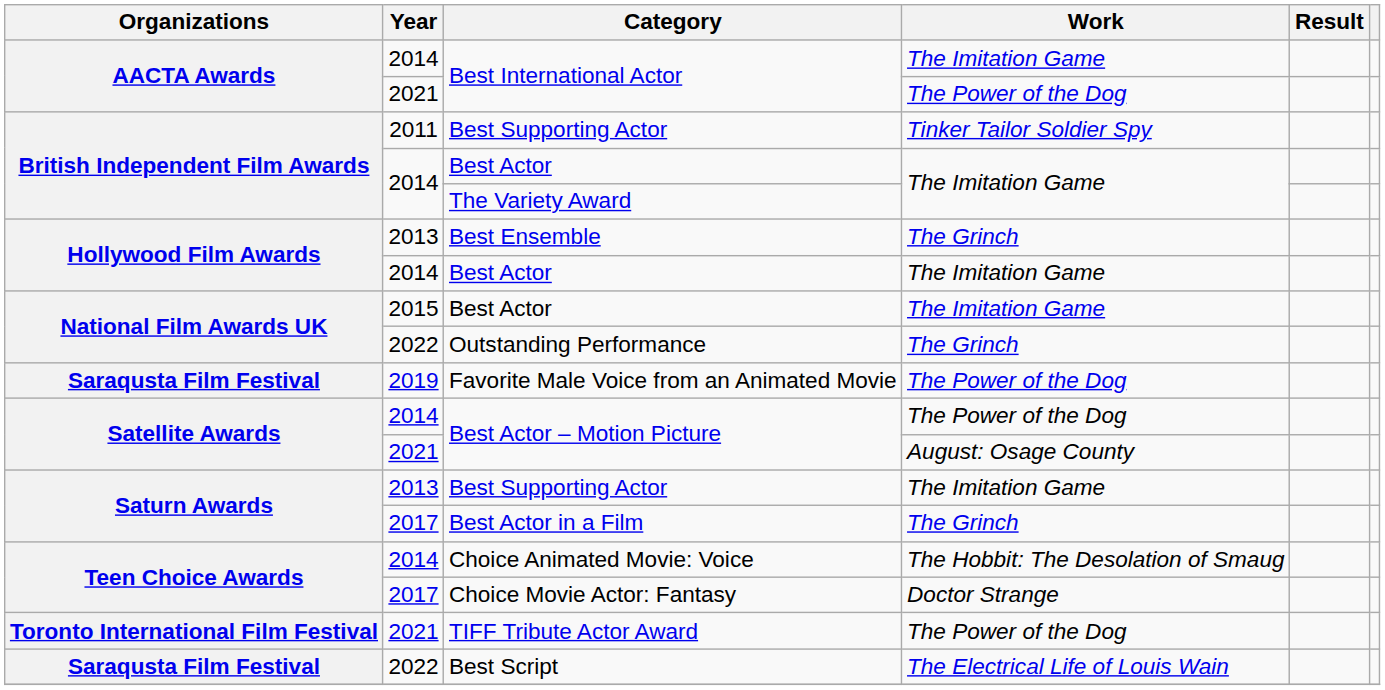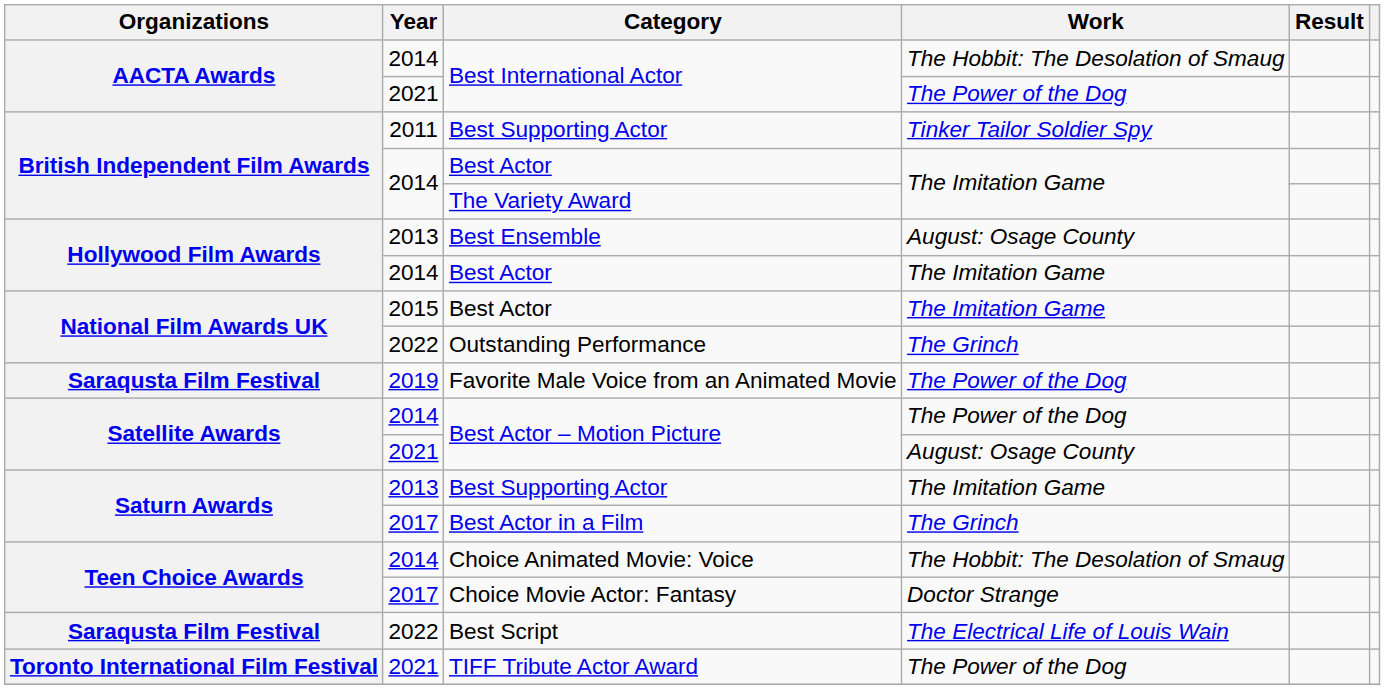(1006, 58) The Imitation Game -> (1096, 58) The Hobbit: The Desolation of Smaug
(963, 237) The Grinch -> (1021, 237) August: Osage County
rows swapped: (413, 630) <-> (413, 666)
